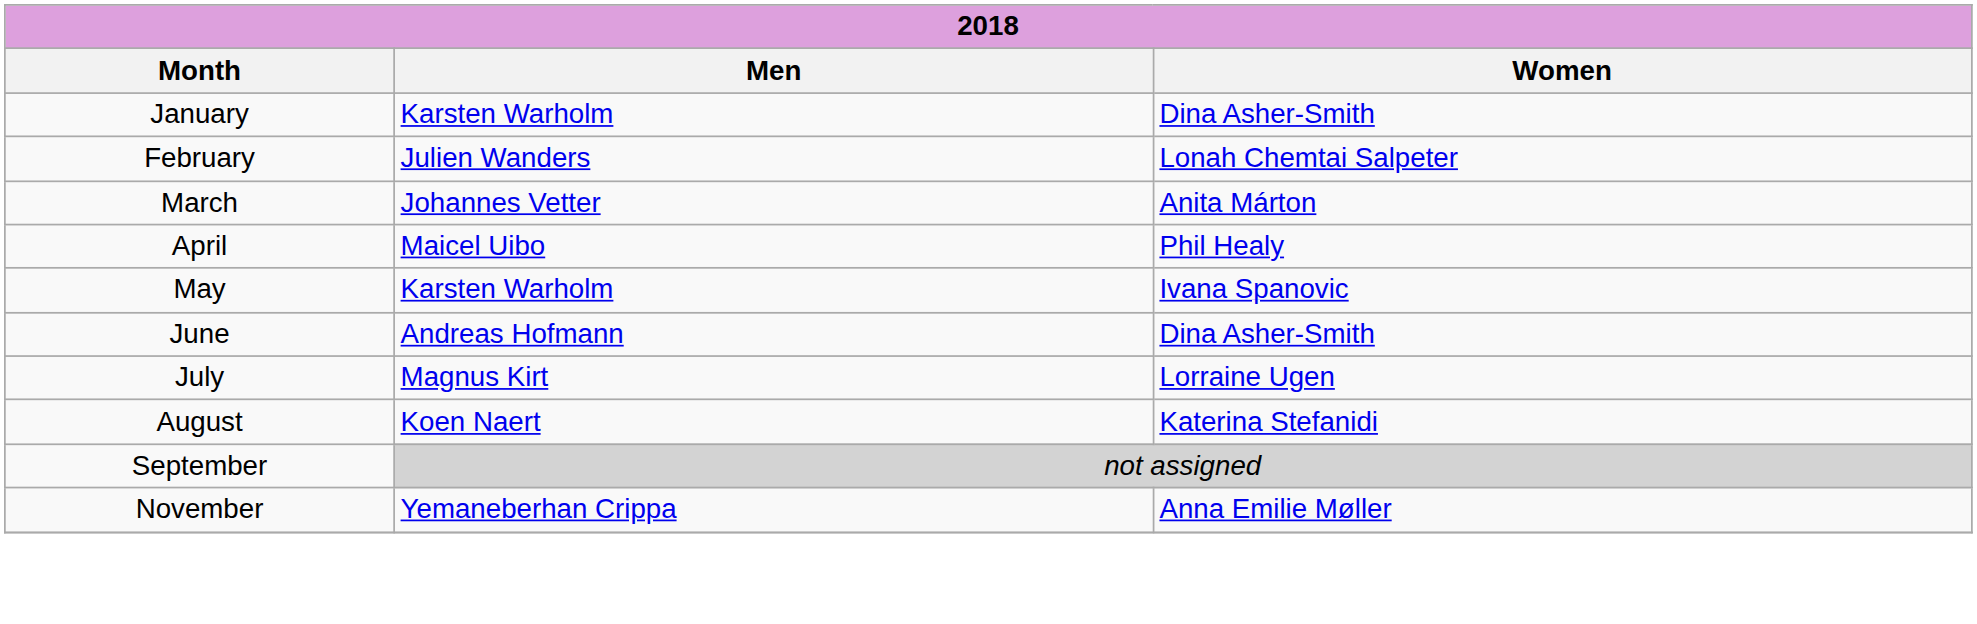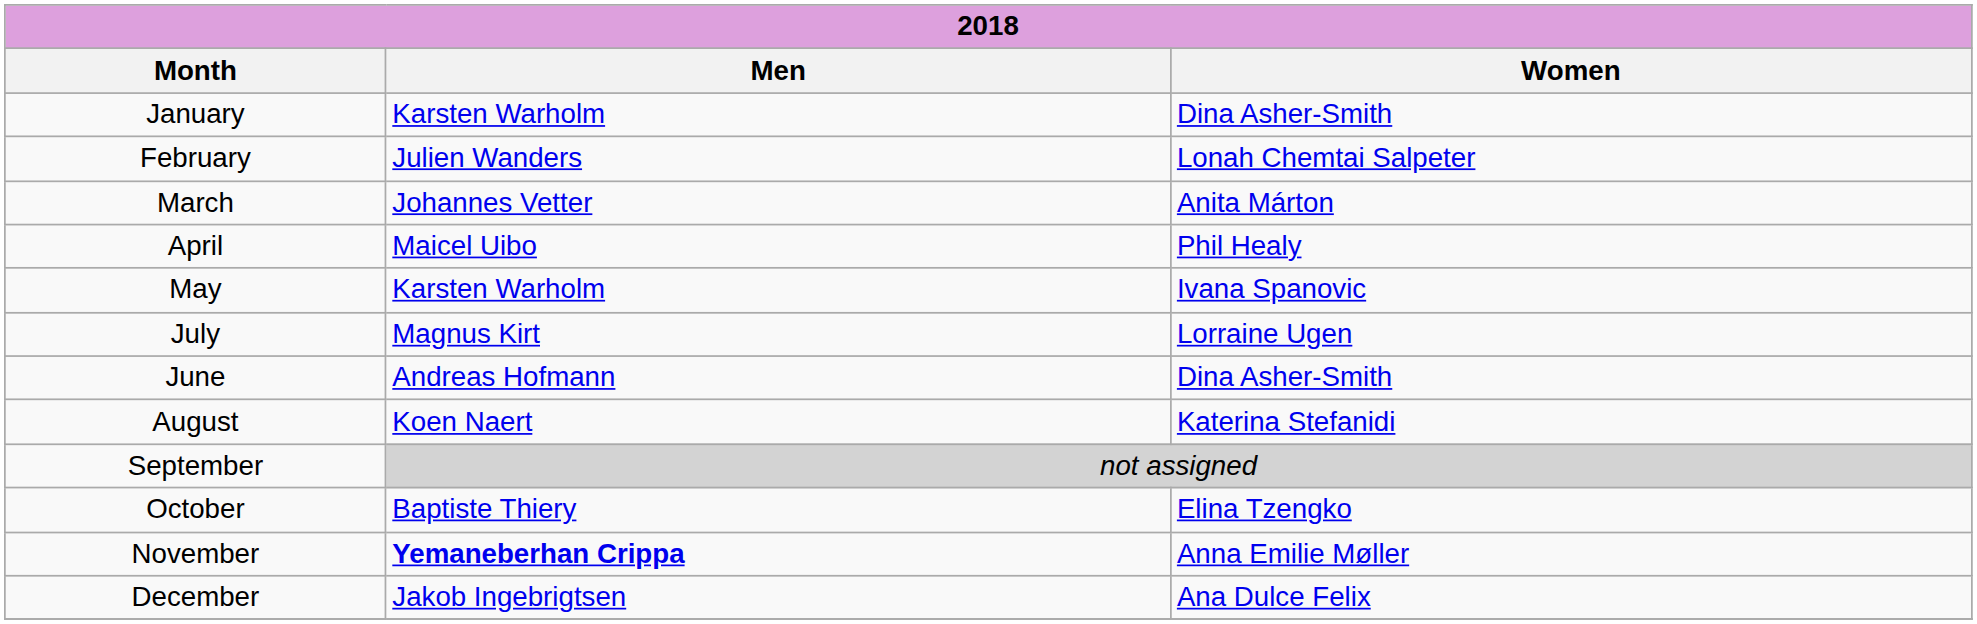rows swapped: (200, 333) <-> (200, 377)
+ row: (195, 509)
(539, 509) normal -> (538, 553) bold
+ row: (195, 597)
